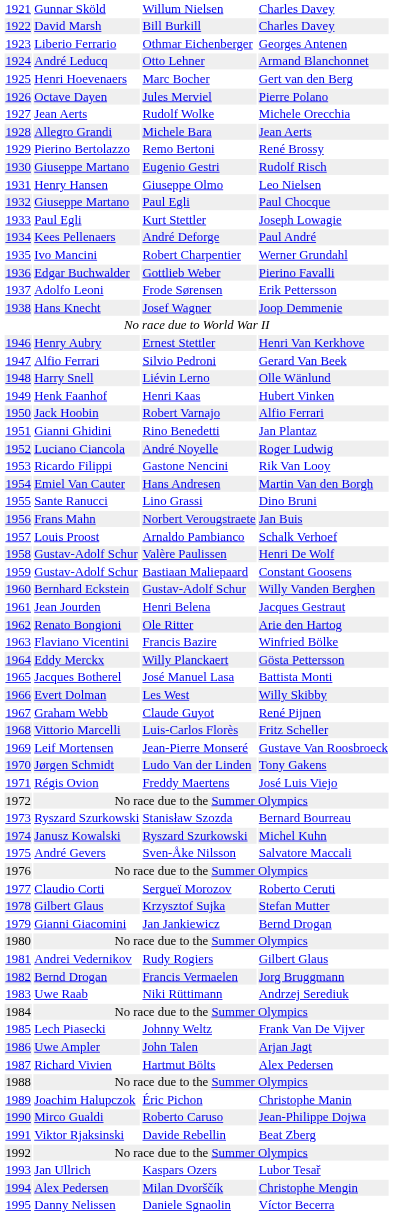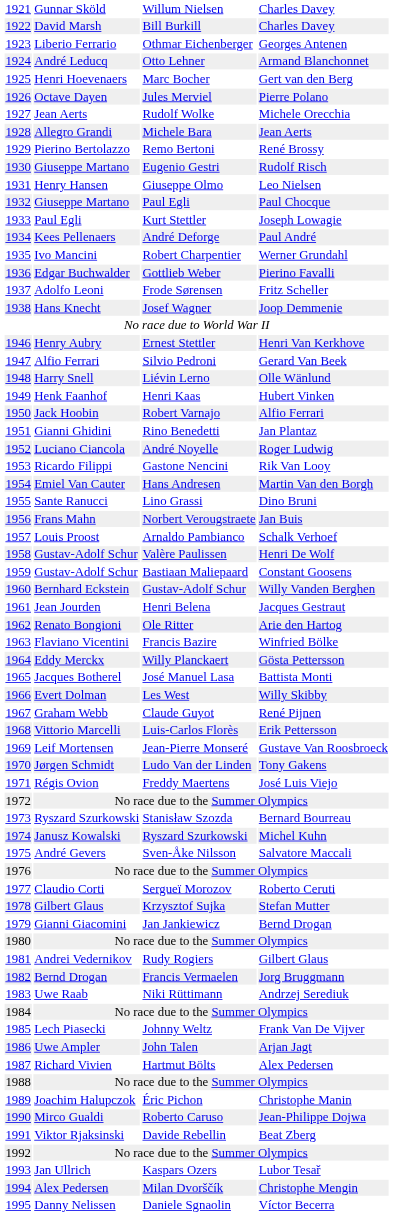(298, 290) Erik Pettersson -> (293, 290) Fritz Scheller
(293, 730) Fritz Scheller -> (298, 730) Erik Pettersson
